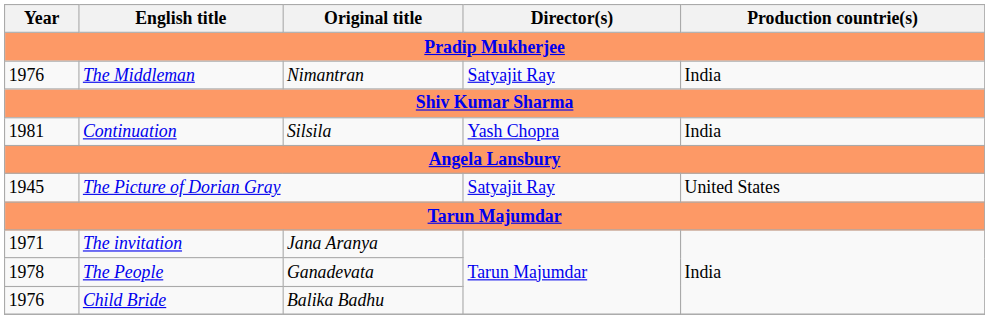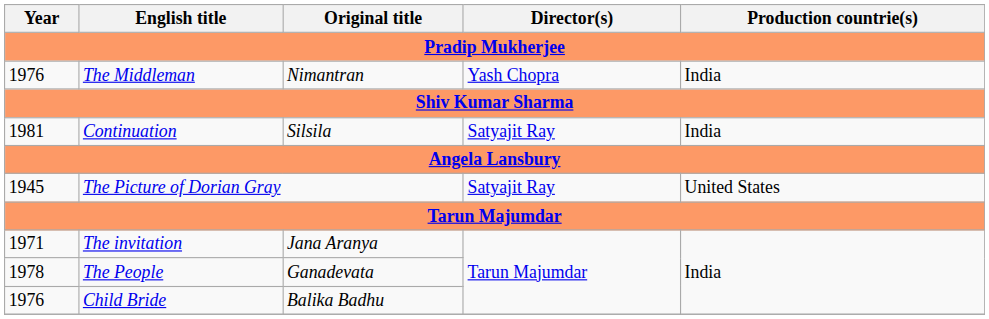(511, 74) Satyajit Ray -> (513, 74) Yash Chopra
(513, 131) Yash Chopra -> (511, 131) Satyajit Ray
